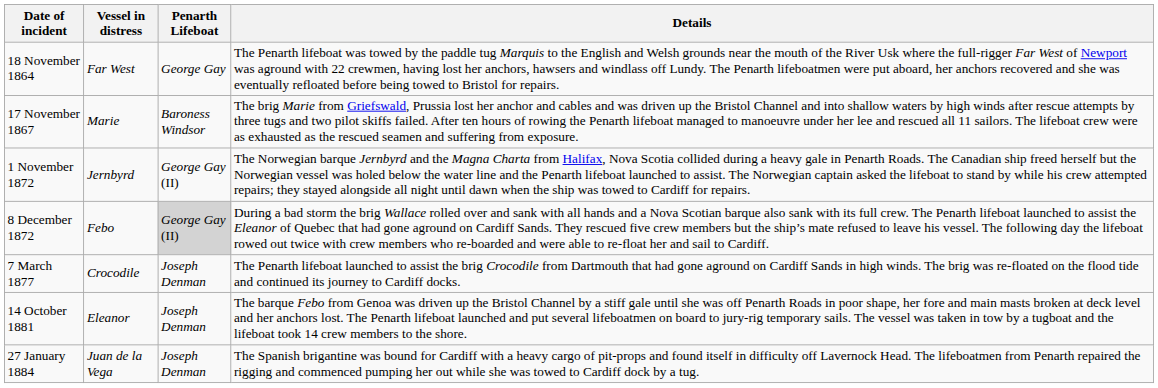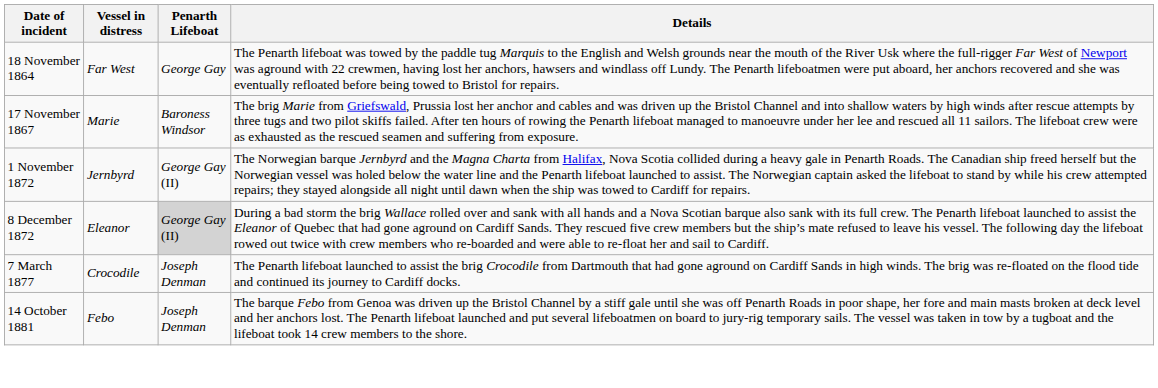(101, 228) Febo -> (108, 228) Eleanor
(108, 318) Eleanor -> (101, 318) Febo
- row: (36, 364)
